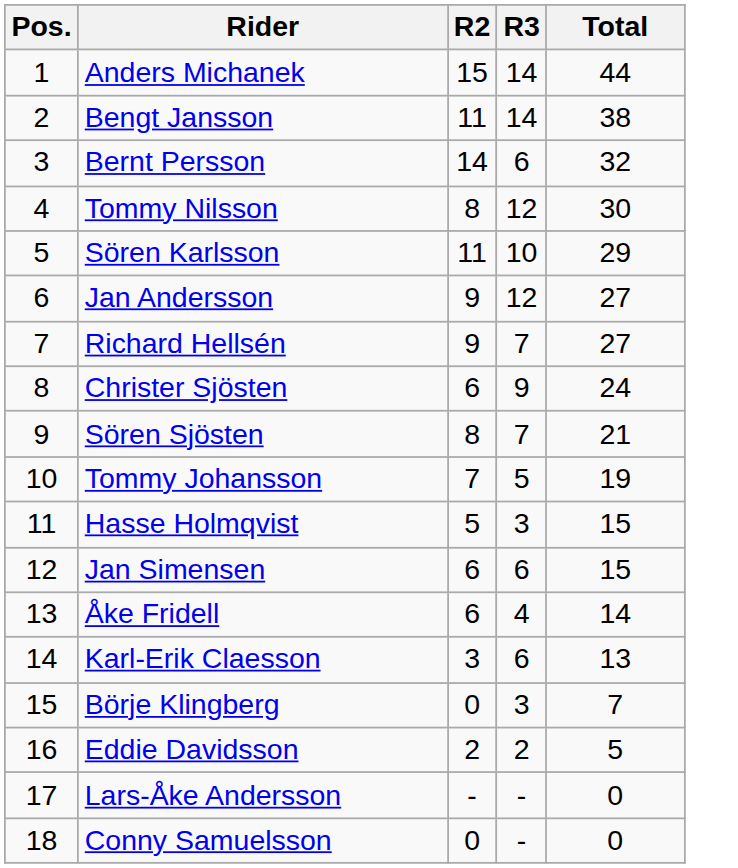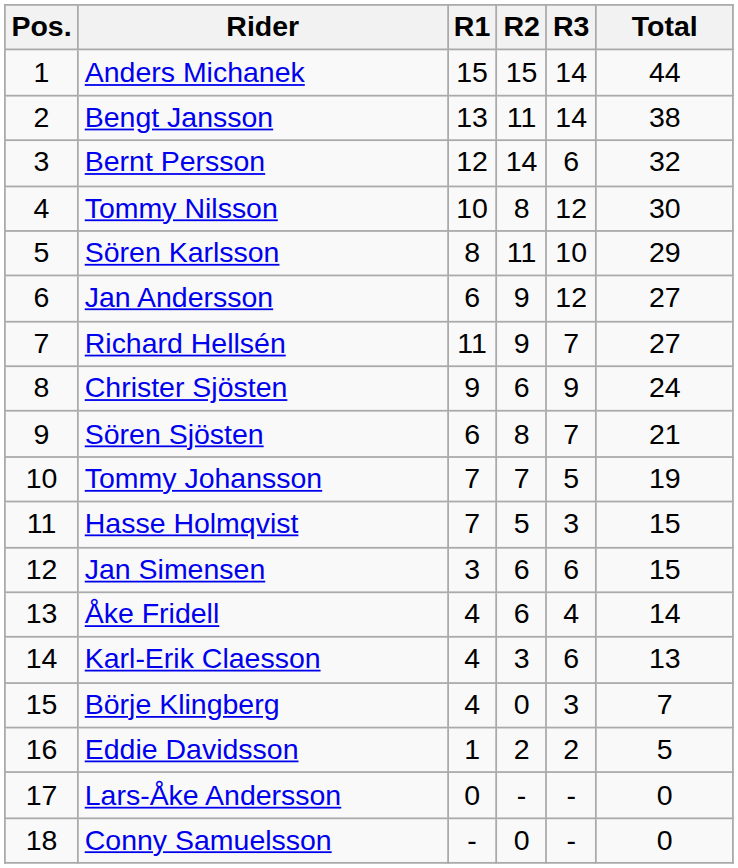+ column: (472, 27)
